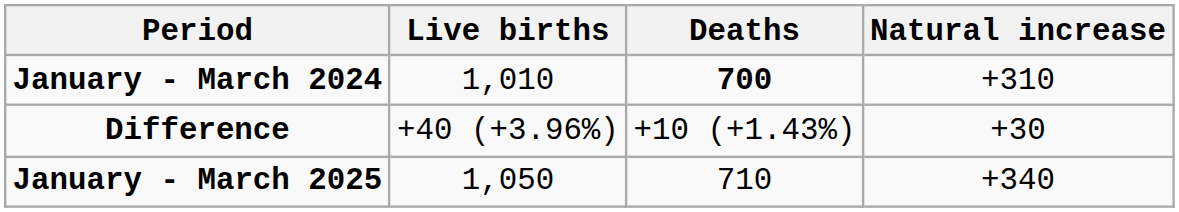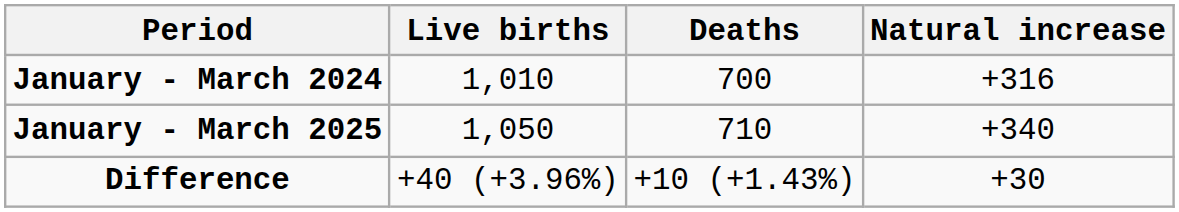(744, 81) bold -> (744, 81) normal
(1018, 81) +310 -> (1018, 81) +316
rows swapped: (197, 181) <-> (197, 131)
